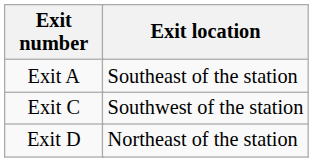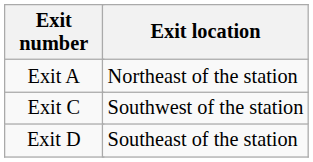(203, 75) Southeast of the station -> (203, 75) Northeast of the station
(203, 140) Northeast of the station -> (203, 140) Southeast of the station
